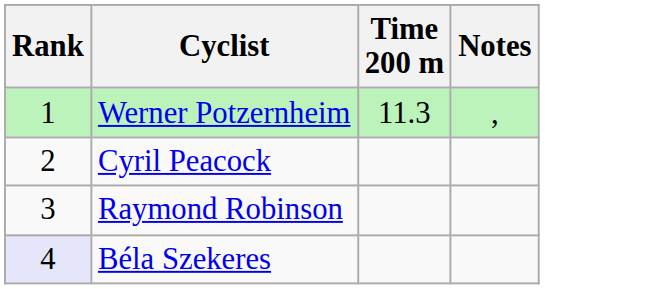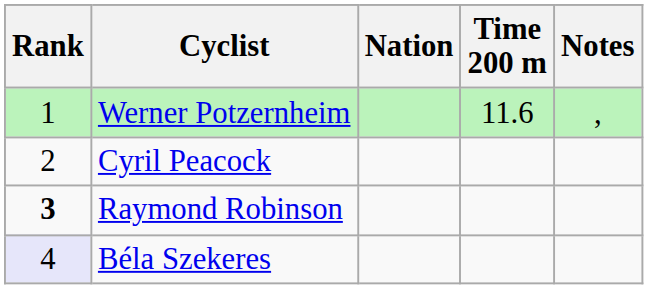+ column: (409, 46)
(404, 112) 11.3 -> (507, 112) 11.6
(48, 209) normal -> (48, 209) bold
